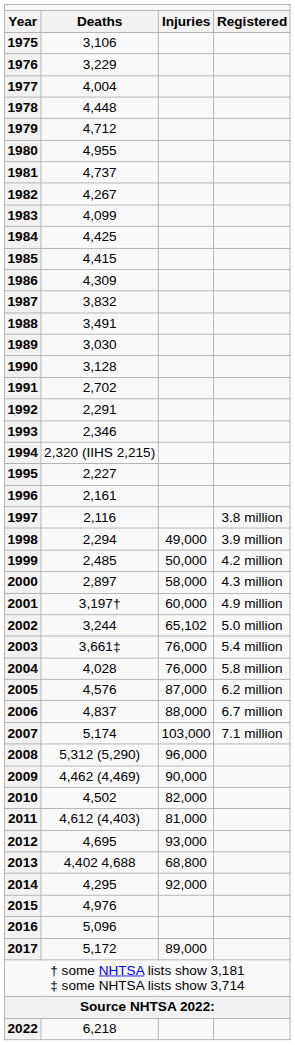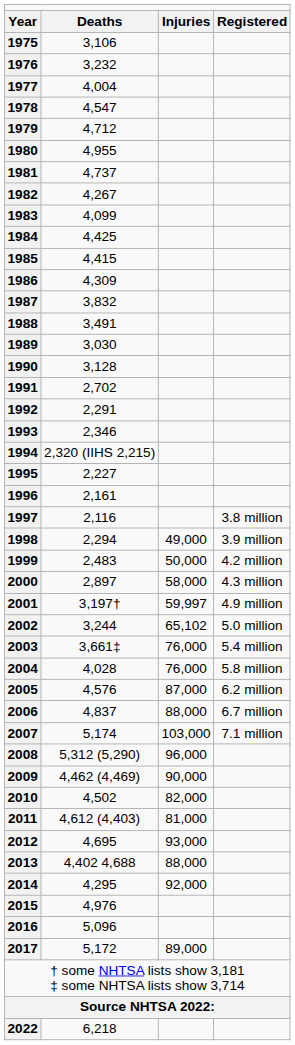(100, 64) 3,229 -> (100, 64) 3,232
(100, 107) 4,448 -> (100, 107) 4,547
(100, 560) 2,485 -> (100, 560) 2,483
(186, 603) 60,000 -> (186, 603) 59,997
(186, 862) 68,800 -> (186, 862) 88,000
